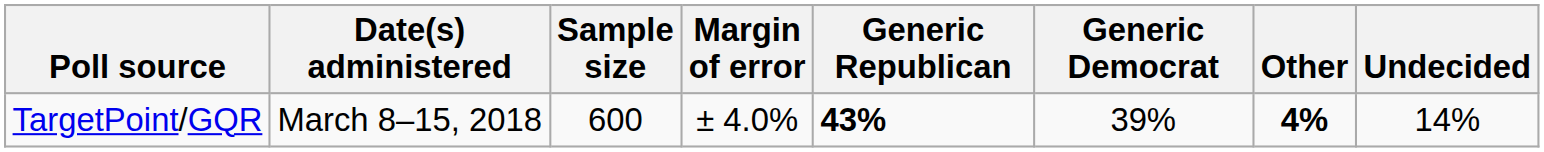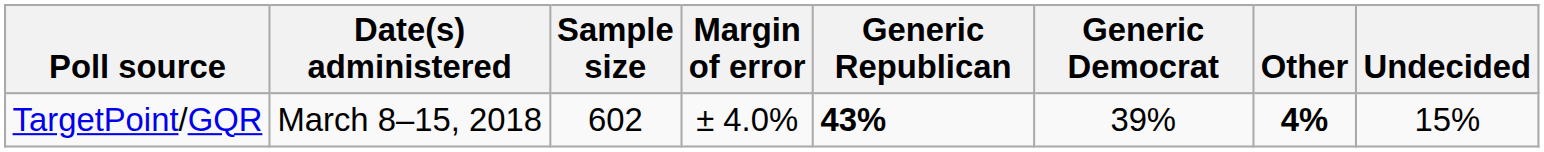(615, 119) 600 -> (615, 119) 602
(1447, 119) 14% -> (1447, 119) 15%
